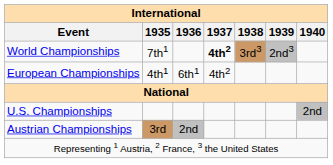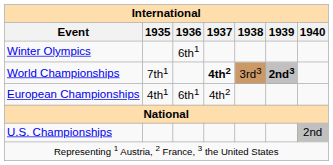+ row: (49, 51)
(281, 51) normal -> (282, 73) bold
- row: (69, 129)
